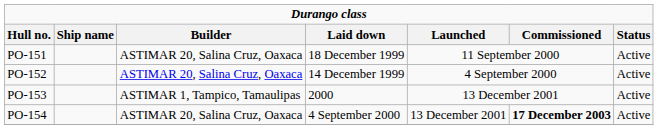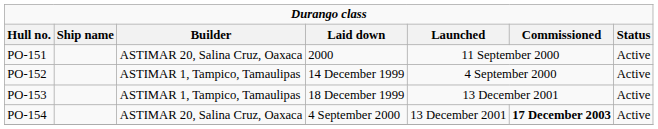(356, 54) 18 December 1999 -> (321, 54) 2000
(211, 74) ASTIMAR 20, Salina Cruz, Oaxaca -> (210, 74) ASTIMAR 1, Tampico, Tamaulipas
(321, 94) 2000 -> (356, 94) 18 December 1999
